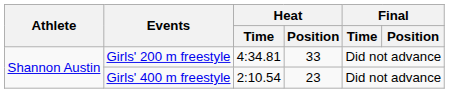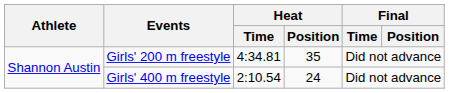(313, 57) 33 -> (313, 57) 35
(313, 78) 23 -> (313, 78) 24
